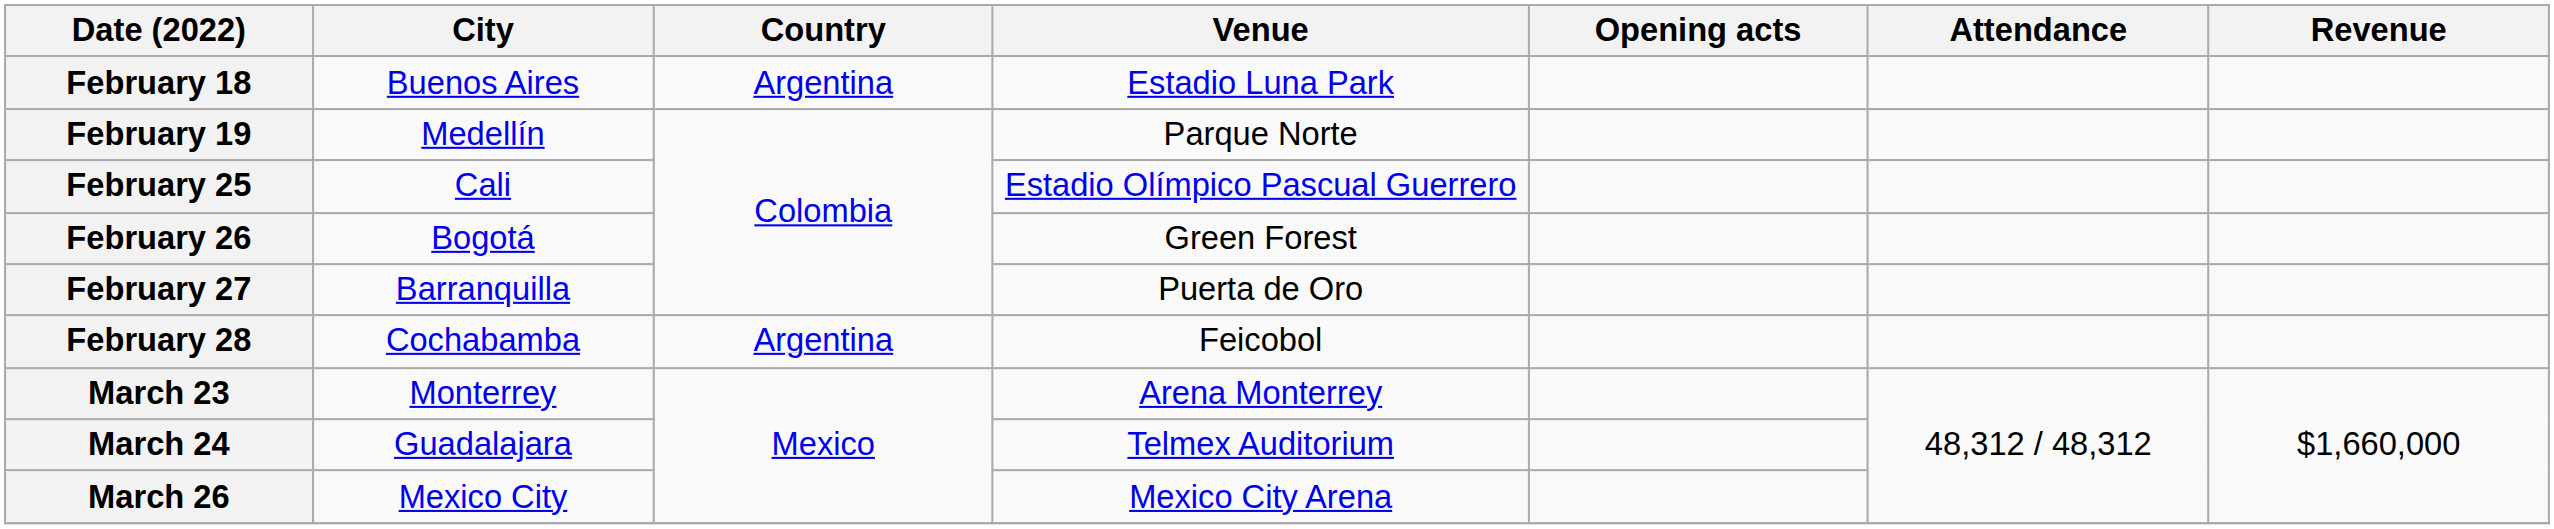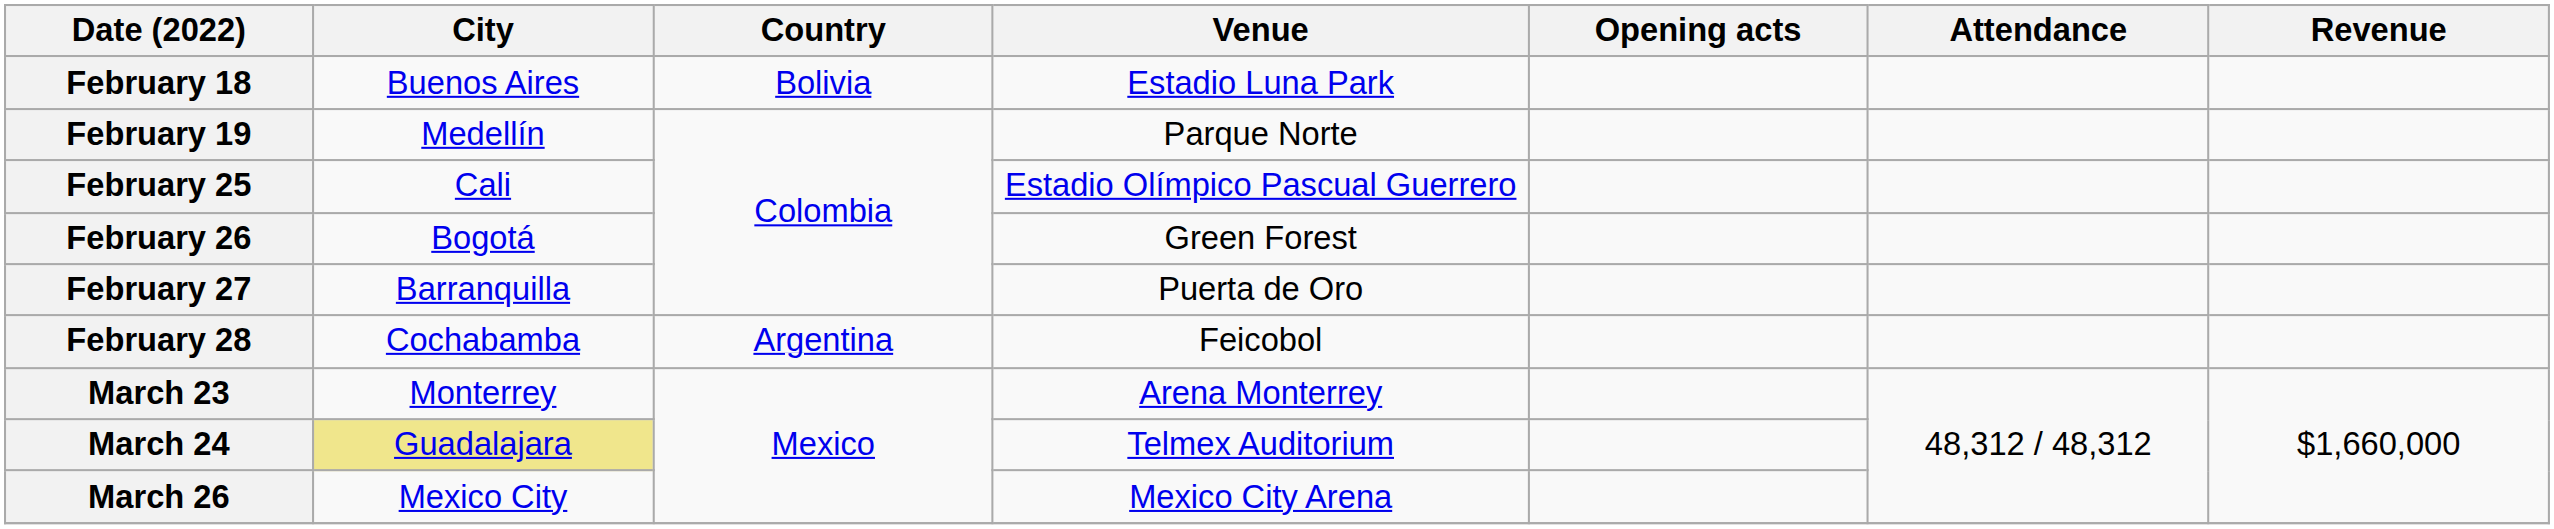(823, 82) Argentina -> (823, 82) Bolivia
(483, 444) no background -> (483, 444) khaki background
